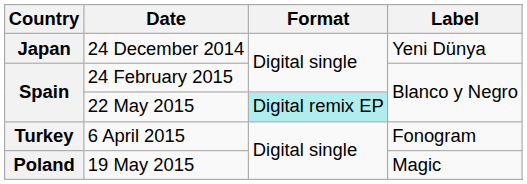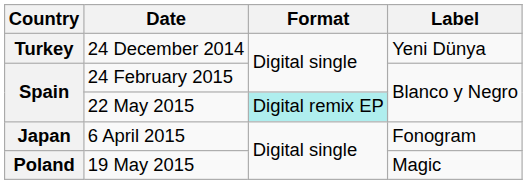(44, 48) Japan -> (44, 48) Turkey
(44, 135) Turkey -> (44, 135) Japan
